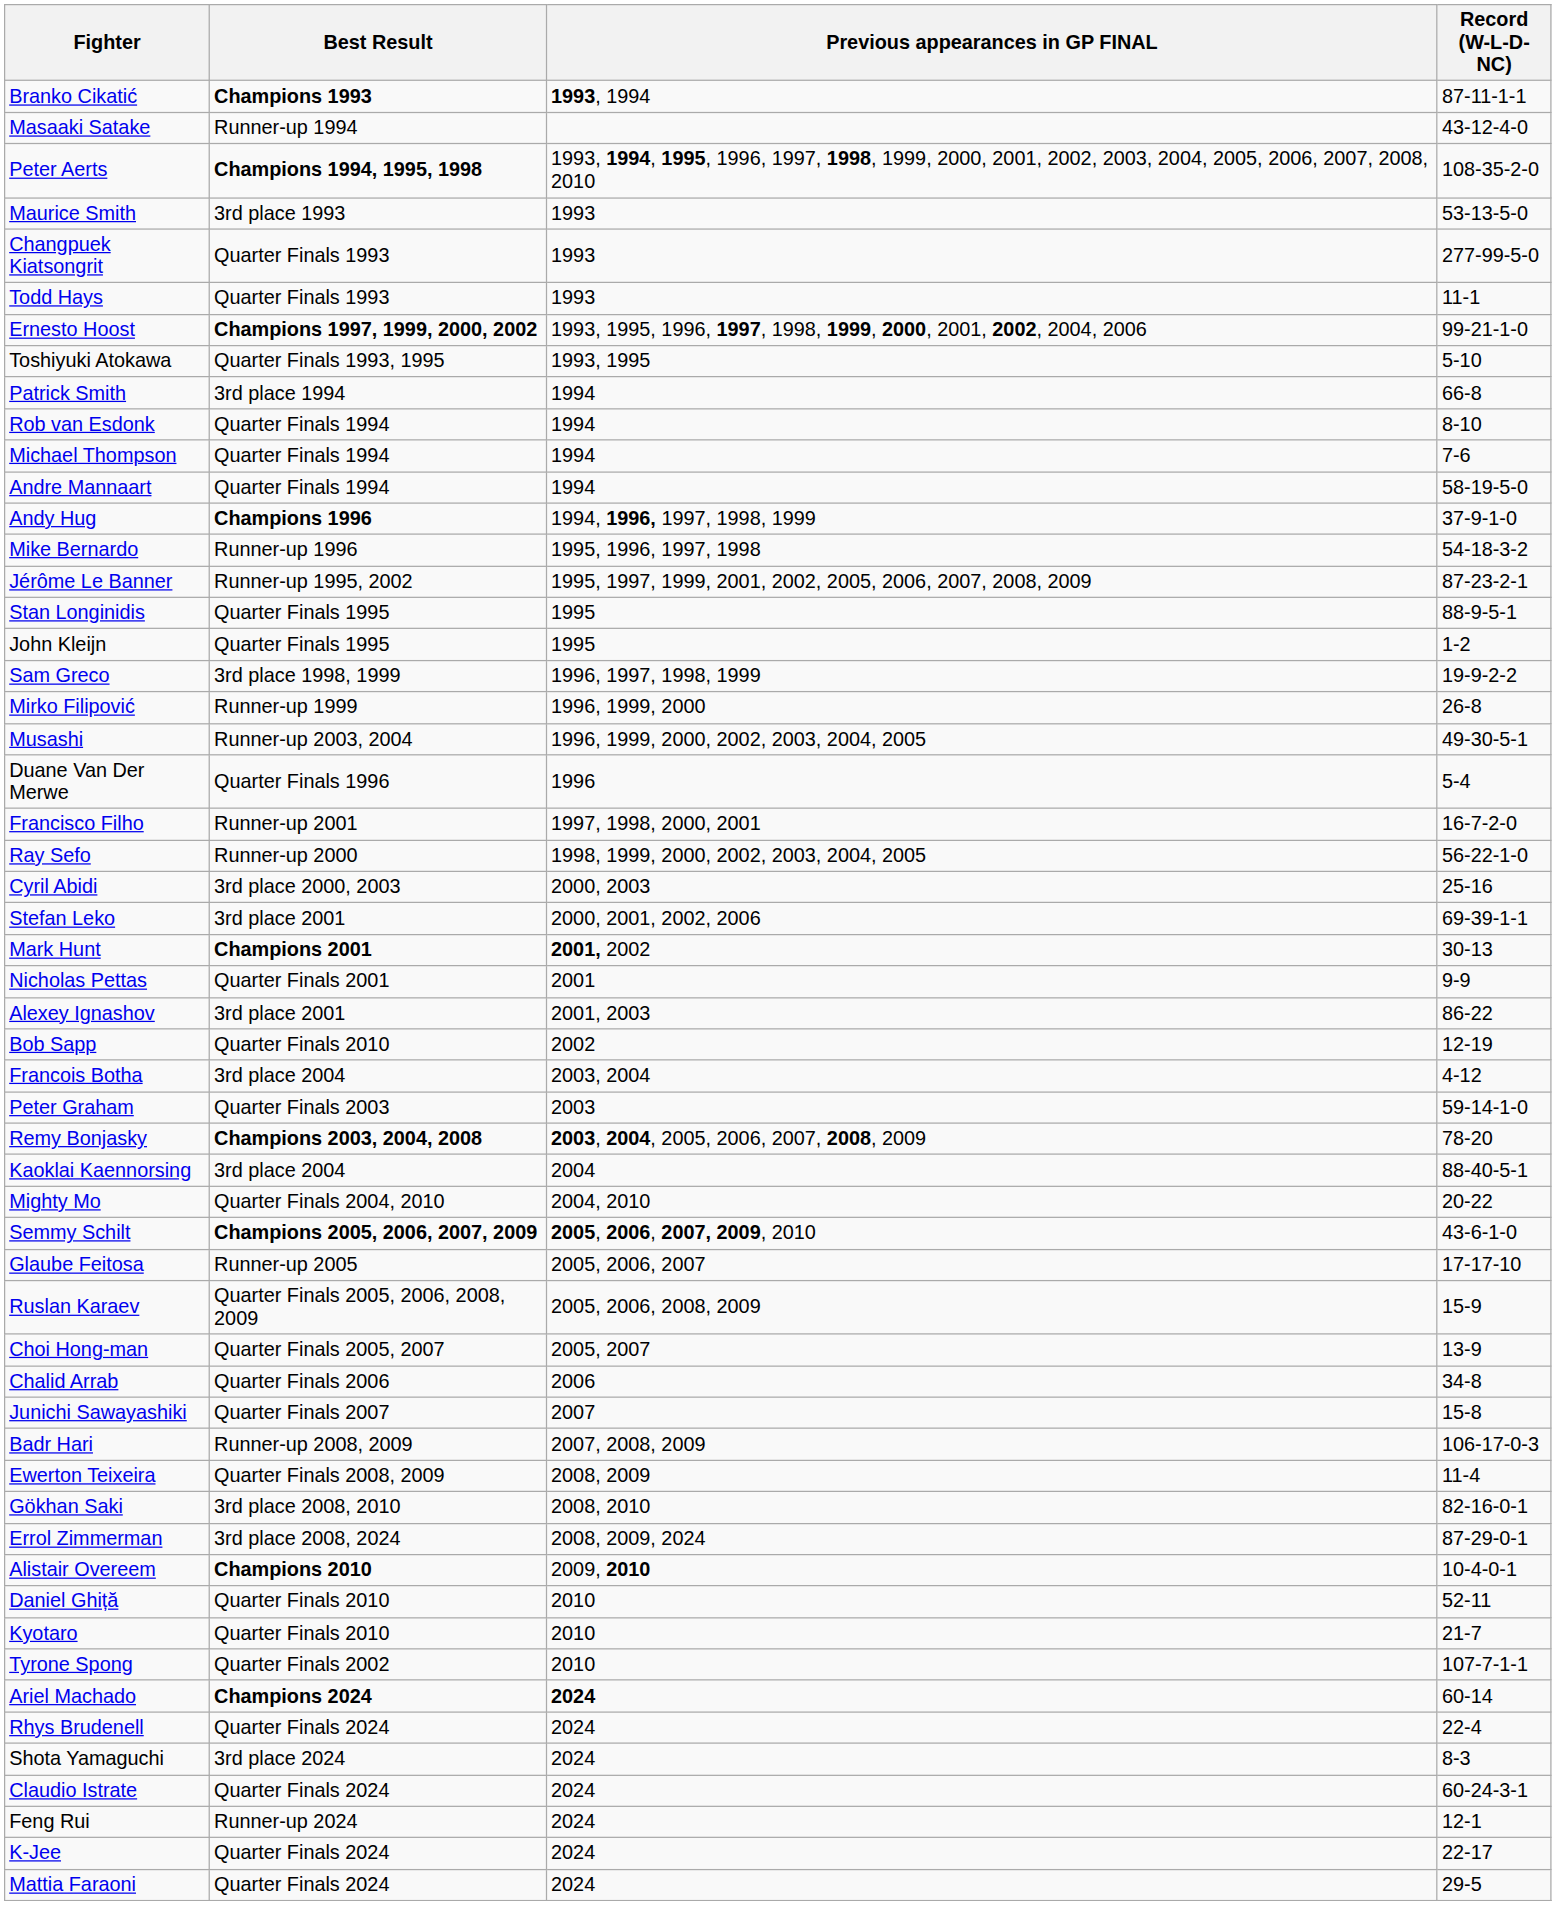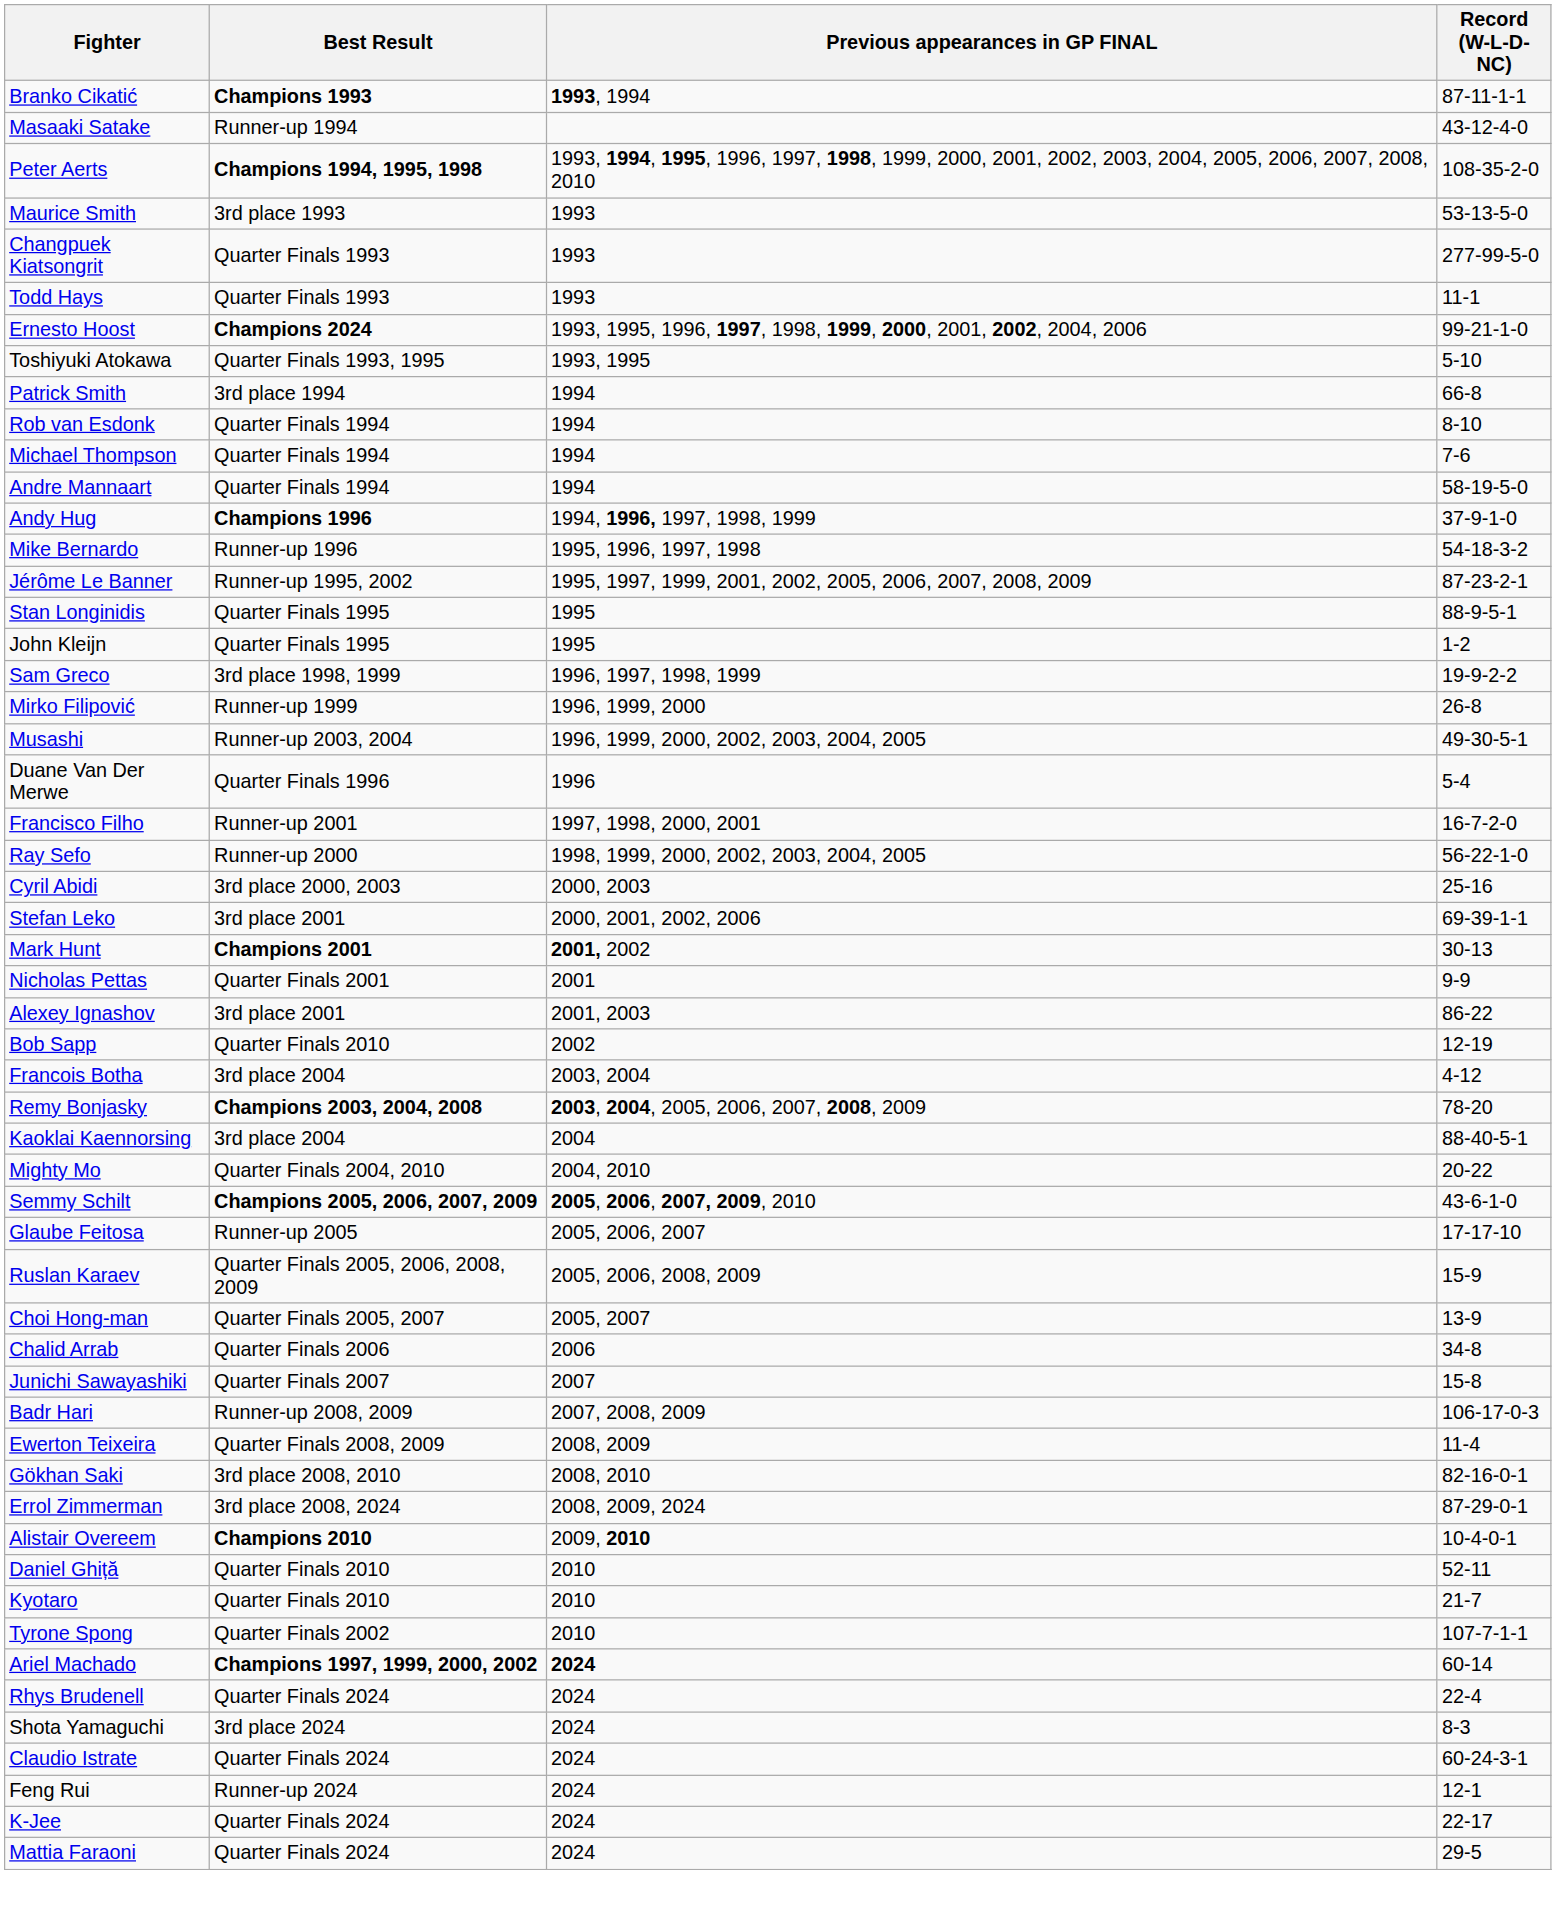(376, 329) Champions 1997, 1999, 2000, 2002 -> (293, 329) Champions 2024
- row: (71, 1107)
(293, 1695) Champions 2024 -> (376, 1664) Champions 1997, 1999, 2000, 2002
